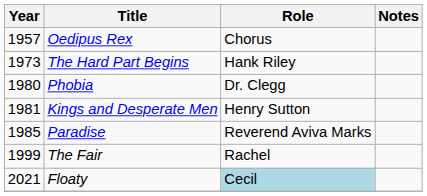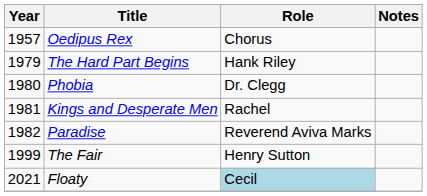(24, 62) 1973 -> (24, 62) 1979
(267, 109) Henry Sutton -> (247, 109) Rachel
(24, 132) 1985 -> (24, 132) 1982
(247, 156) Rachel -> (267, 156) Henry Sutton
